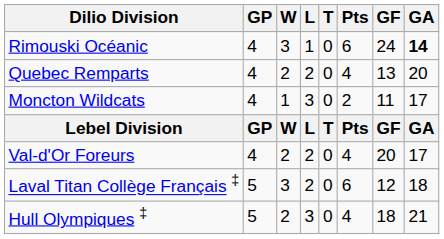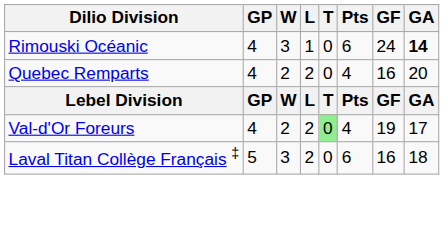(386, 73) 13 -> (386, 73) 16
- row: (77, 100)
(328, 155) no background -> (328, 127) lightgreen background
(386, 155) 20 -> (386, 127) 19
(386, 184) 12 -> (386, 157) 16
- row: (78, 217)
